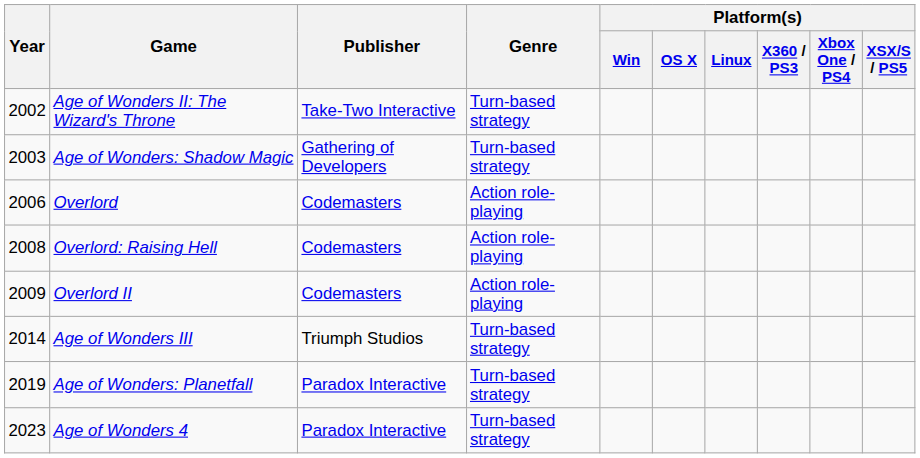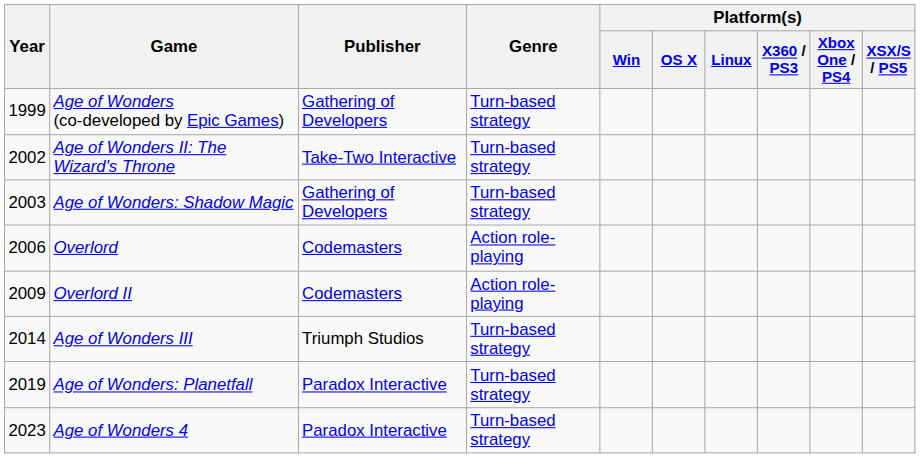+ row: (169, 111)
- row: (135, 248)
